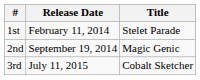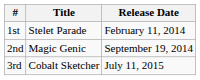columns swapped: (73, 13) <-> (158, 13)
